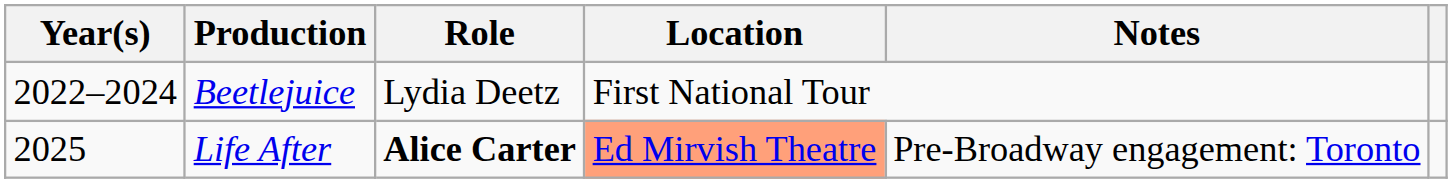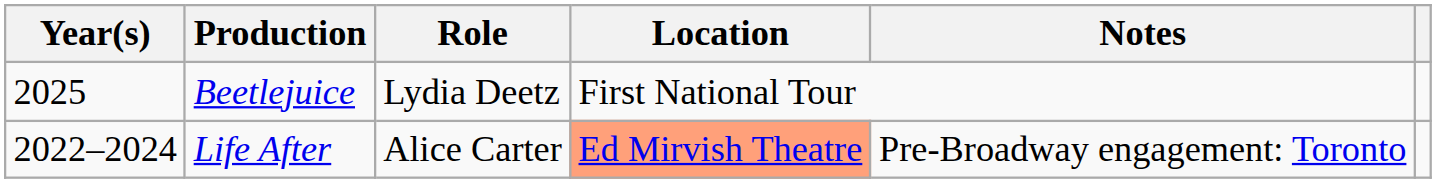(95, 90) 2022–2024 -> (50, 90) 2025
(50, 148) 2025 -> (95, 148) 2022–2024
(480, 148) bold -> (473, 148) normal
